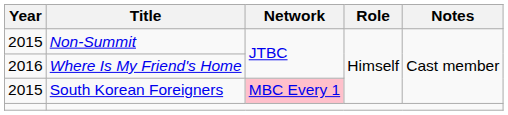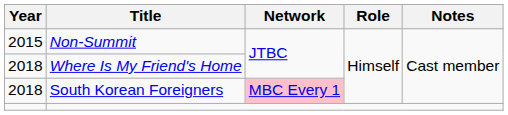(25, 66) 2016 -> (25, 66) 2018
(25, 90) 2015 -> (25, 90) 2018
